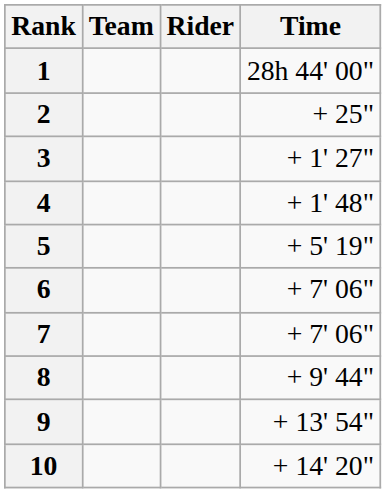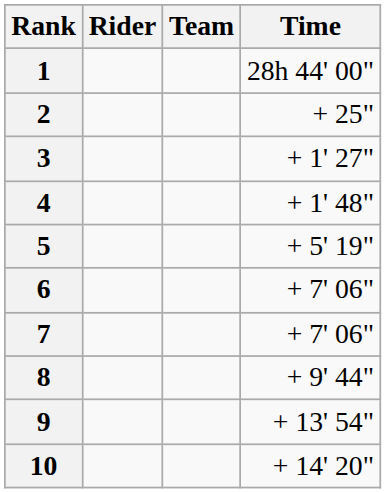columns swapped: (200, 26) <-> (121, 26)
